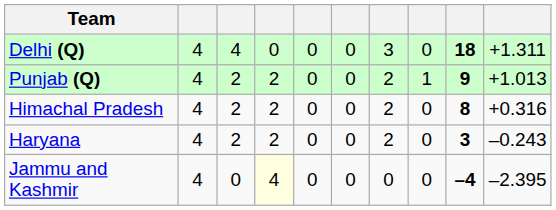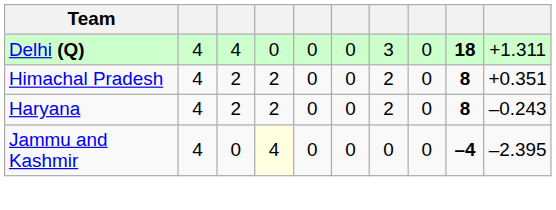- row: (55, 79)
(518, 109) +0.316 -> (518, 79) +0.351
(465, 139) 3 -> (465, 109) 8
